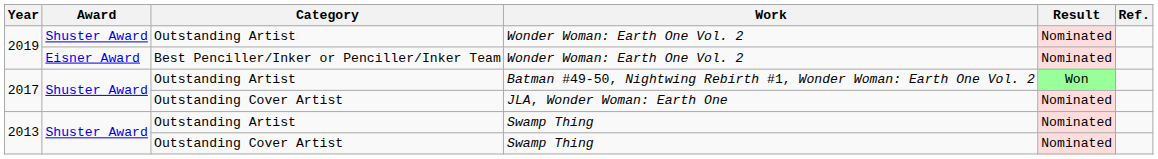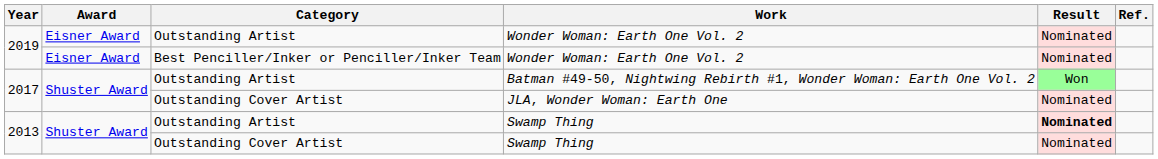(97, 37) Shuster Award -> (93, 37) Eisner Award
(1077, 122) normal -> (1077, 122) bold
